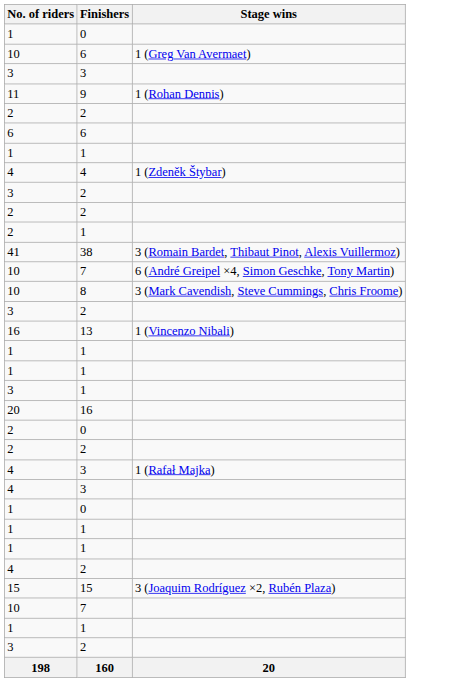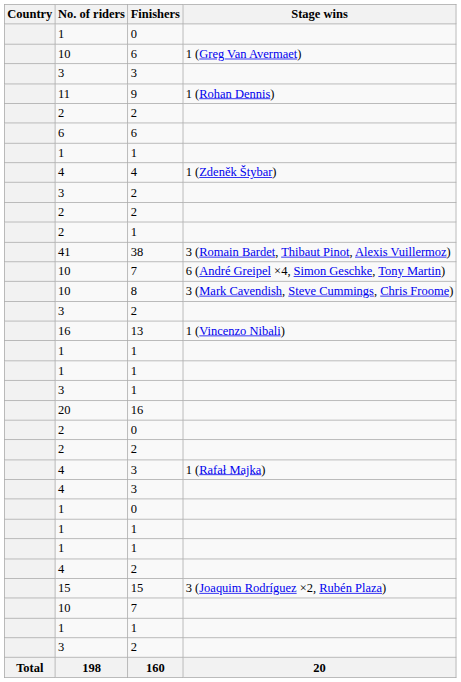+ column: (30, 14)
